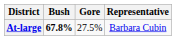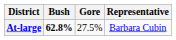(59, 27) 67.8% -> (59, 27) 62.8%
